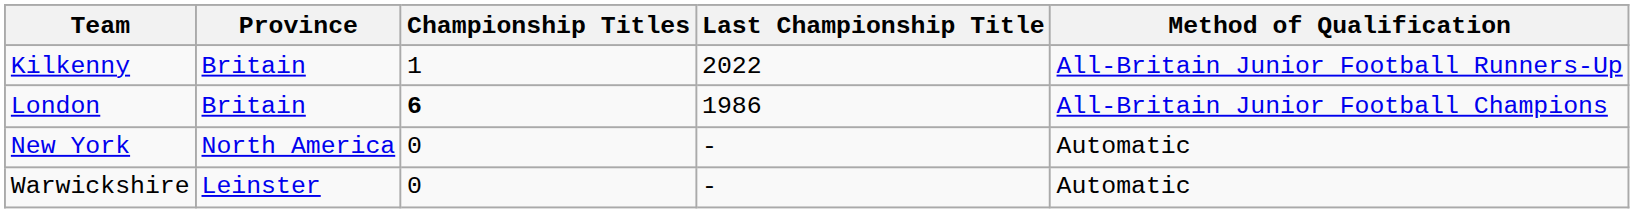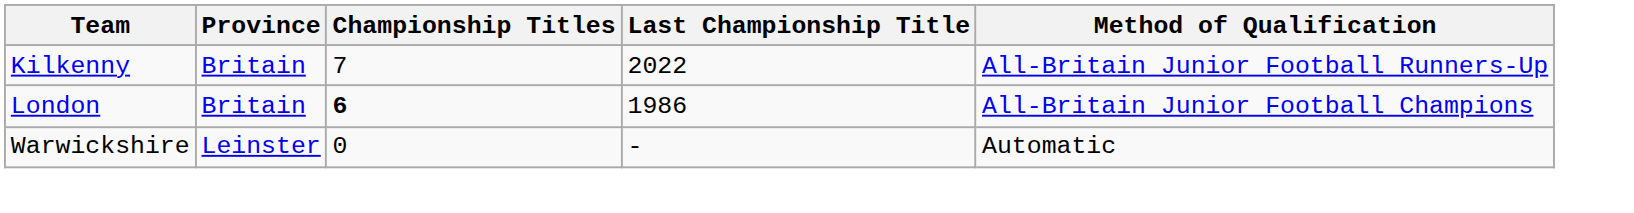(415, 66) 1 -> (340, 66) 7
- row: (70, 147)
